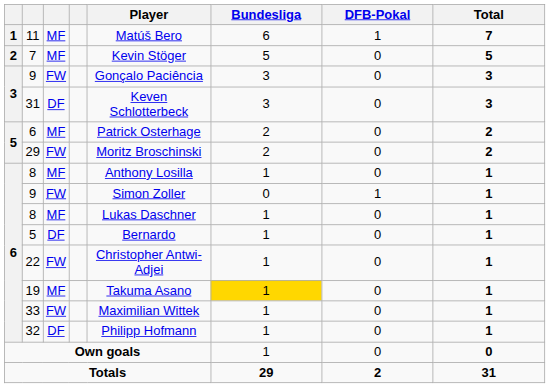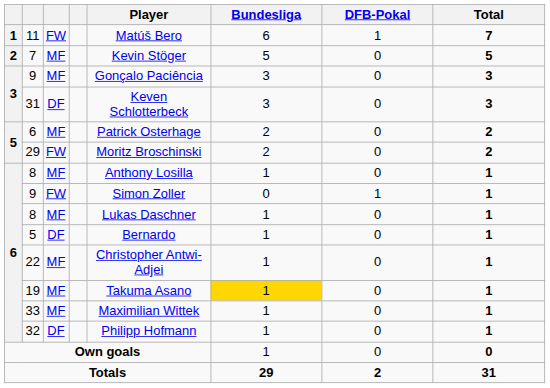(56, 35) MF -> (56, 35) FW
(56, 76) FW -> (56, 76) MF
(56, 262) FW -> (56, 262) MF
(56, 311) FW -> (56, 311) MF
